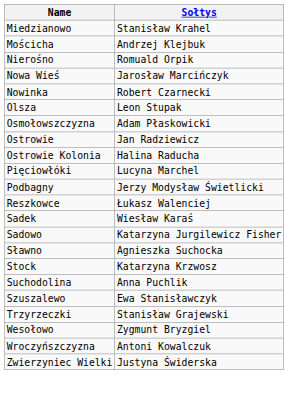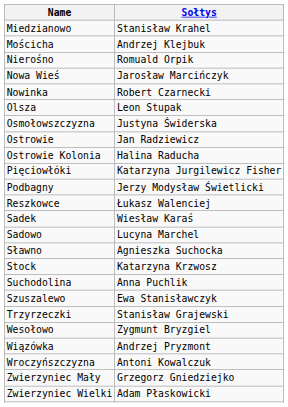(164, 124) Adam Płaskowicki -> (167, 124) Justyna Świderska
(158, 171) Lucyna Marchel -> (199, 171) Katarzyna Jurgilewicz Fisher
(199, 235) Katarzyna Jurgilewicz Fisher -> (158, 235) Lucyna Marchel
+ row: (30, 346)
+ row: (54, 378)
(167, 362) Justyna Świderska -> (164, 394) Adam Płaskowicki
